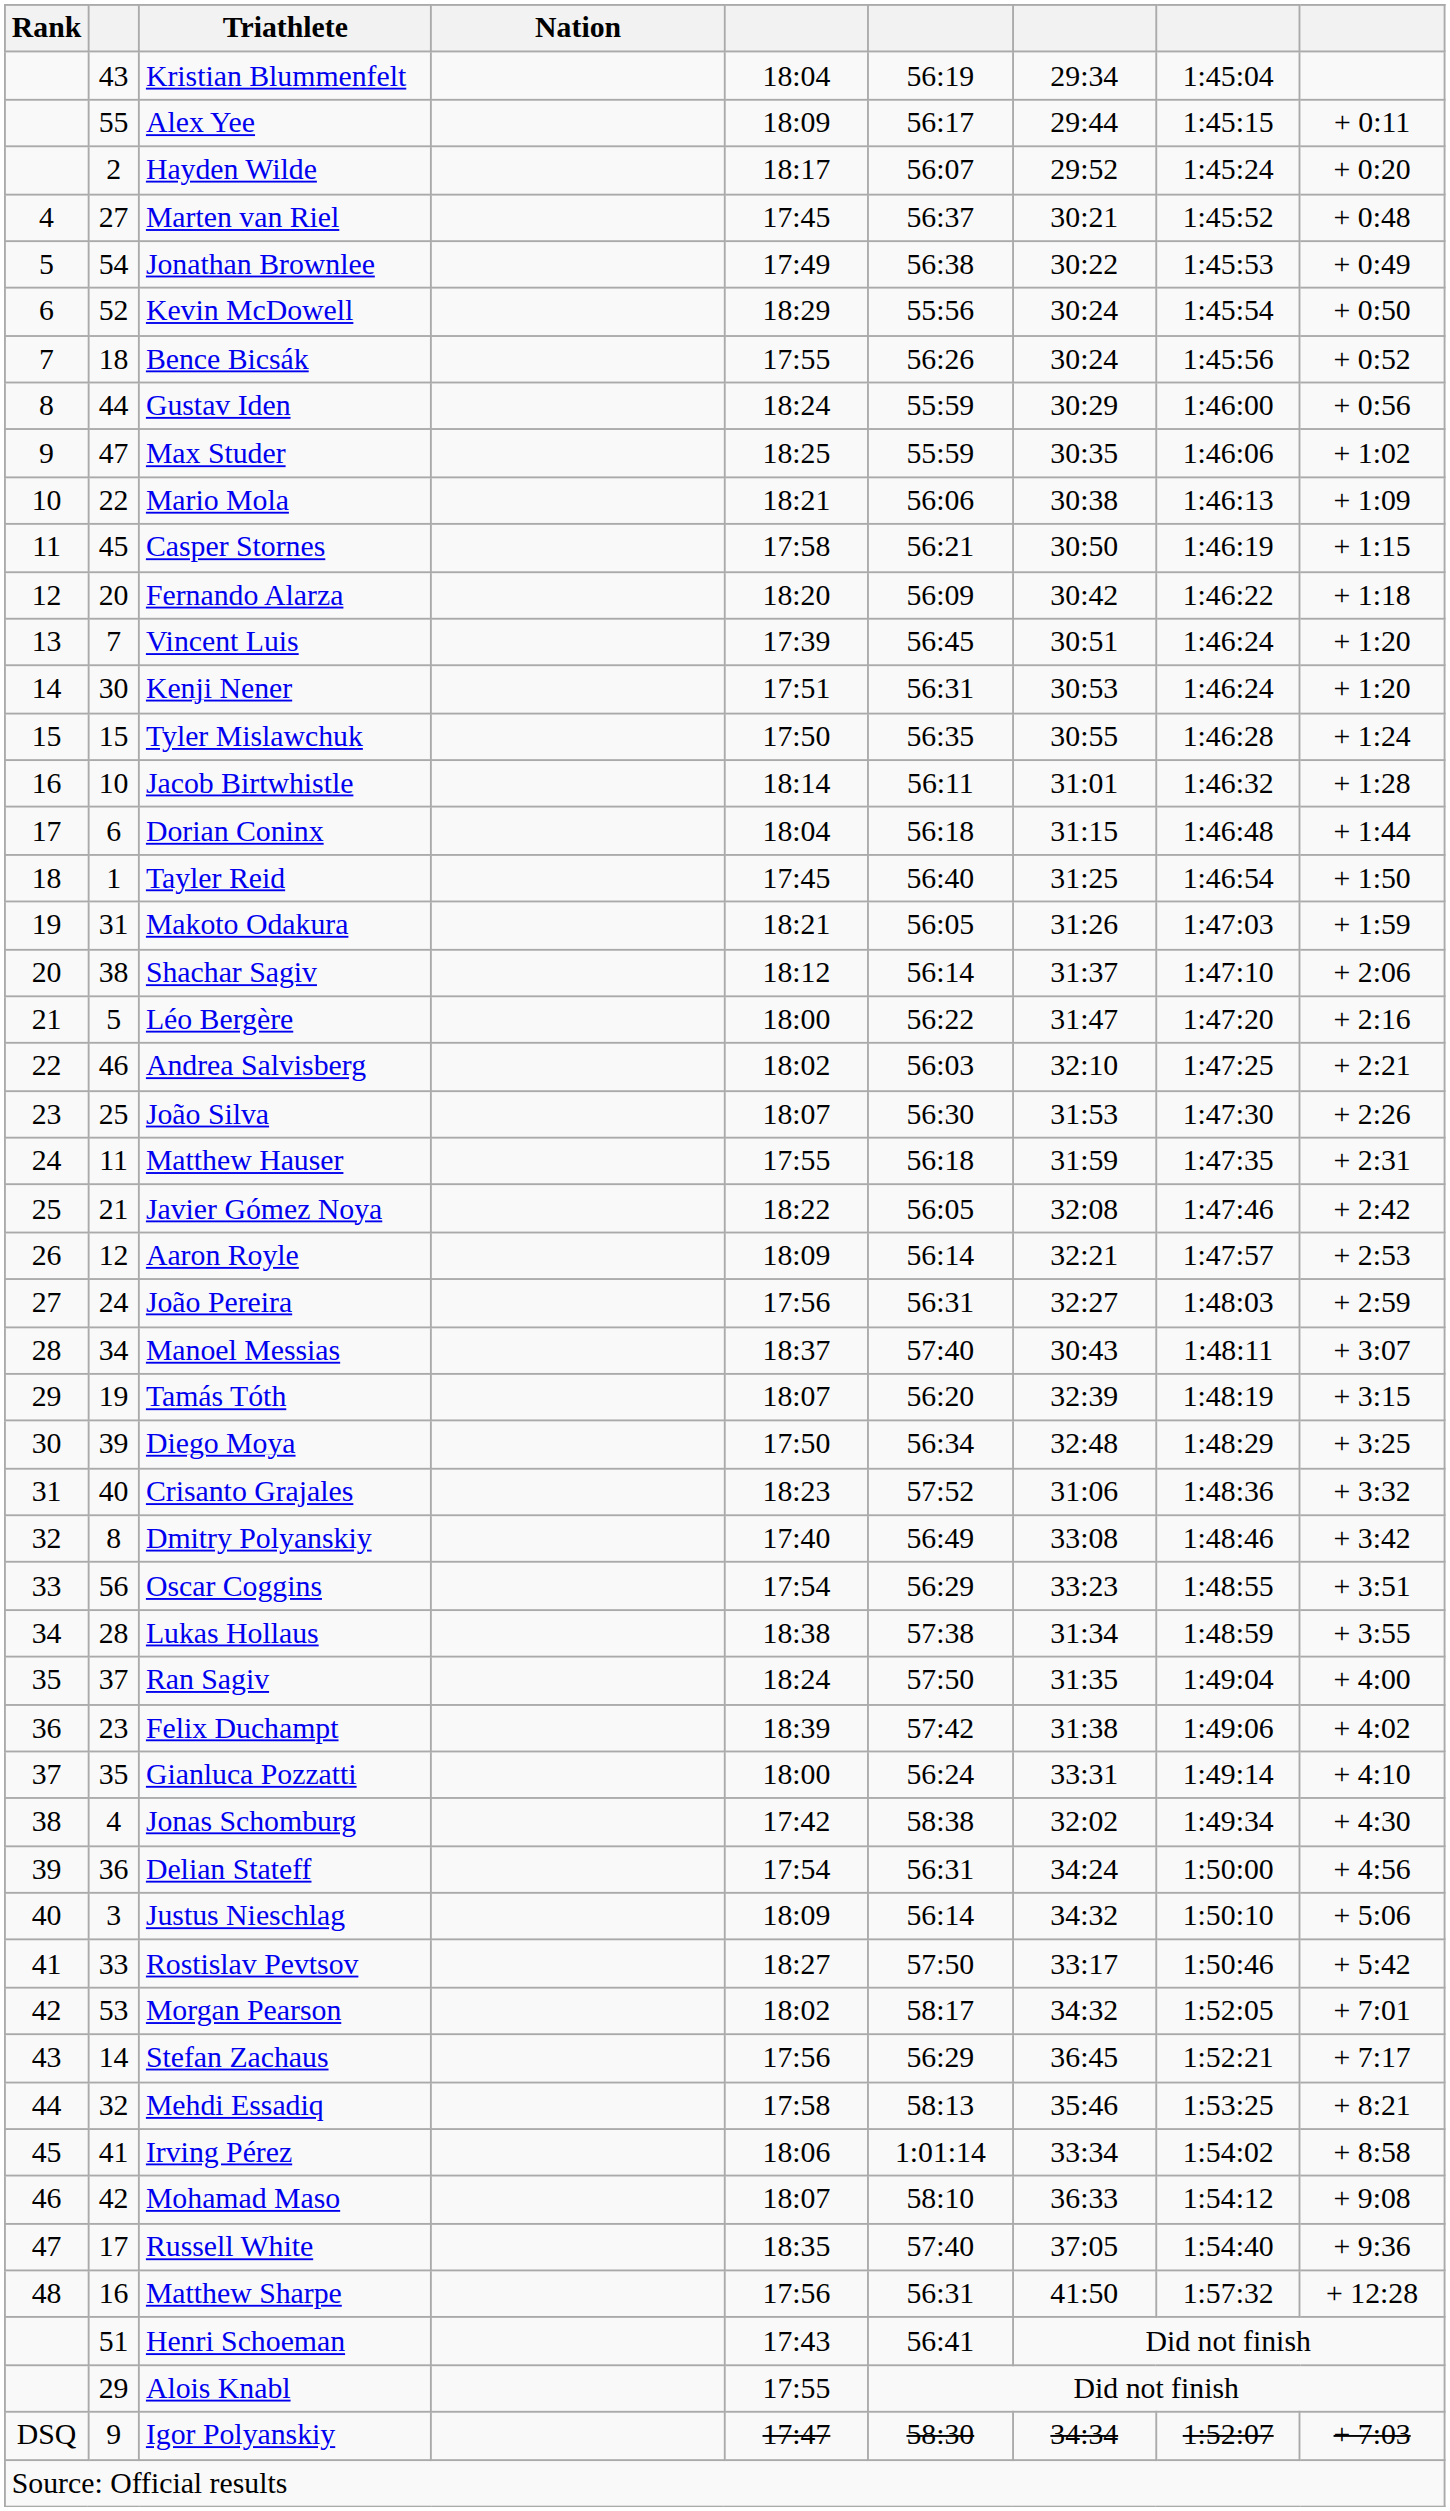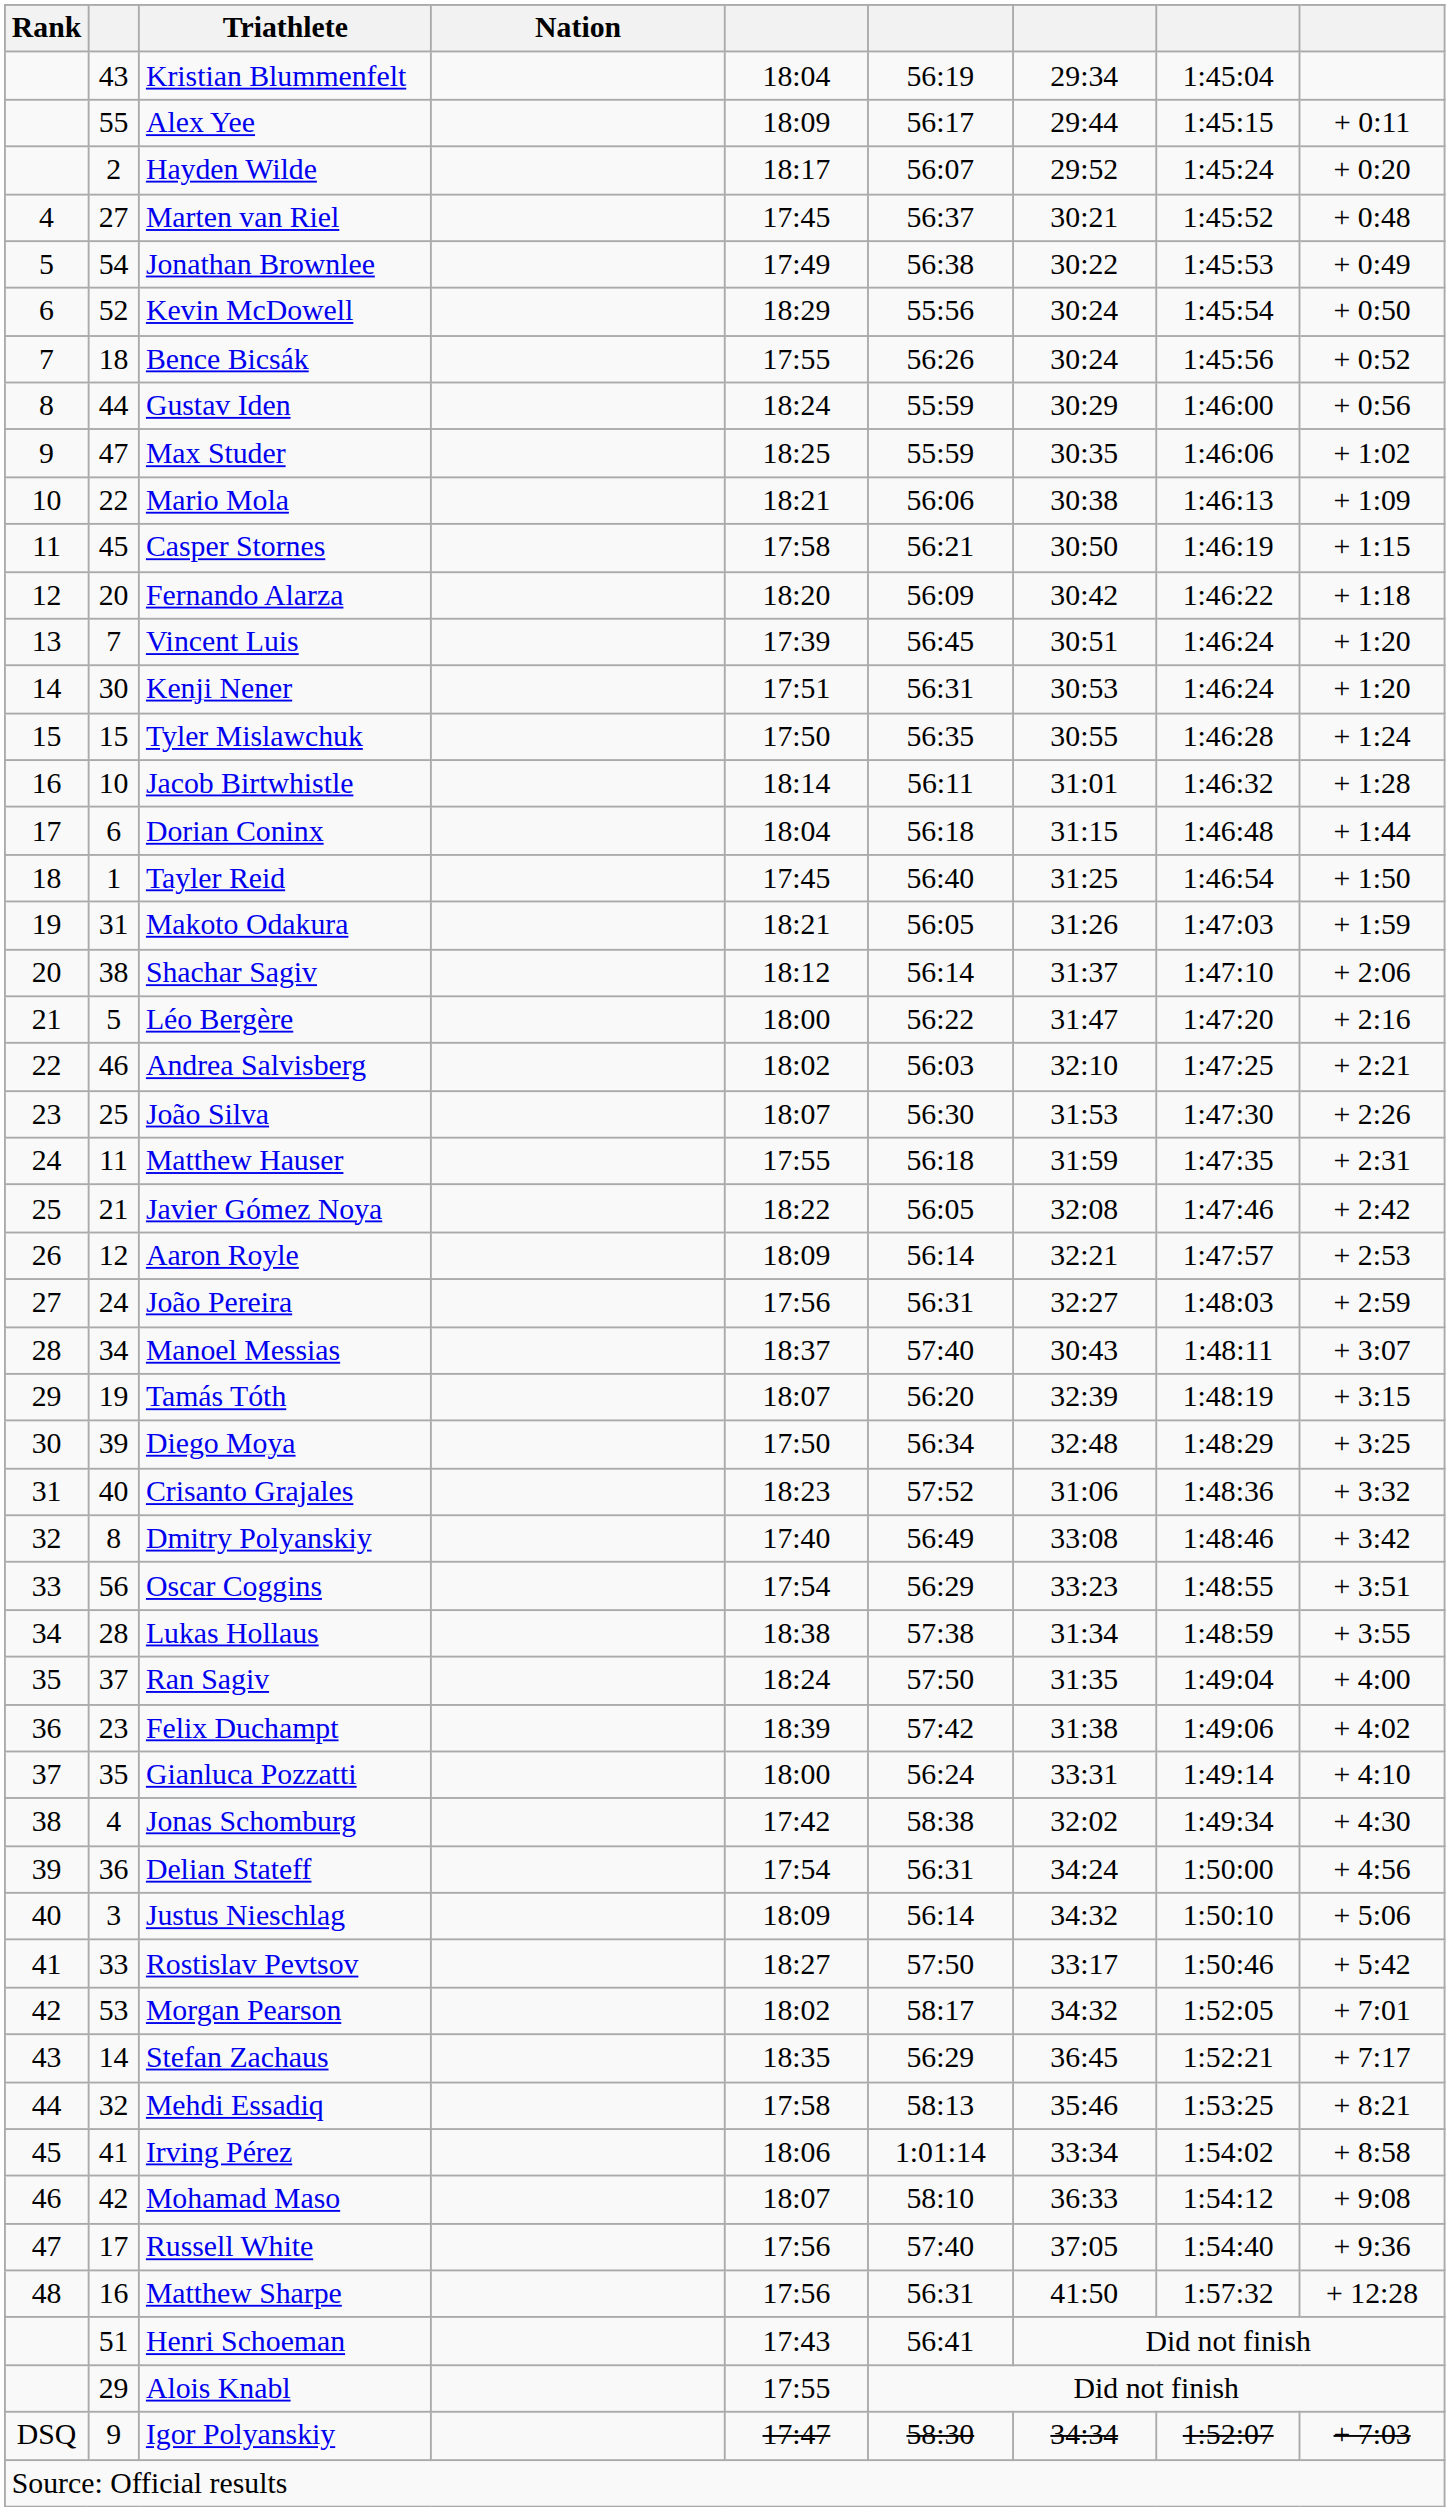(796, 2057) 17:56 -> (796, 2057) 18:35
(796, 2246) 18:35 -> (796, 2246) 17:56
